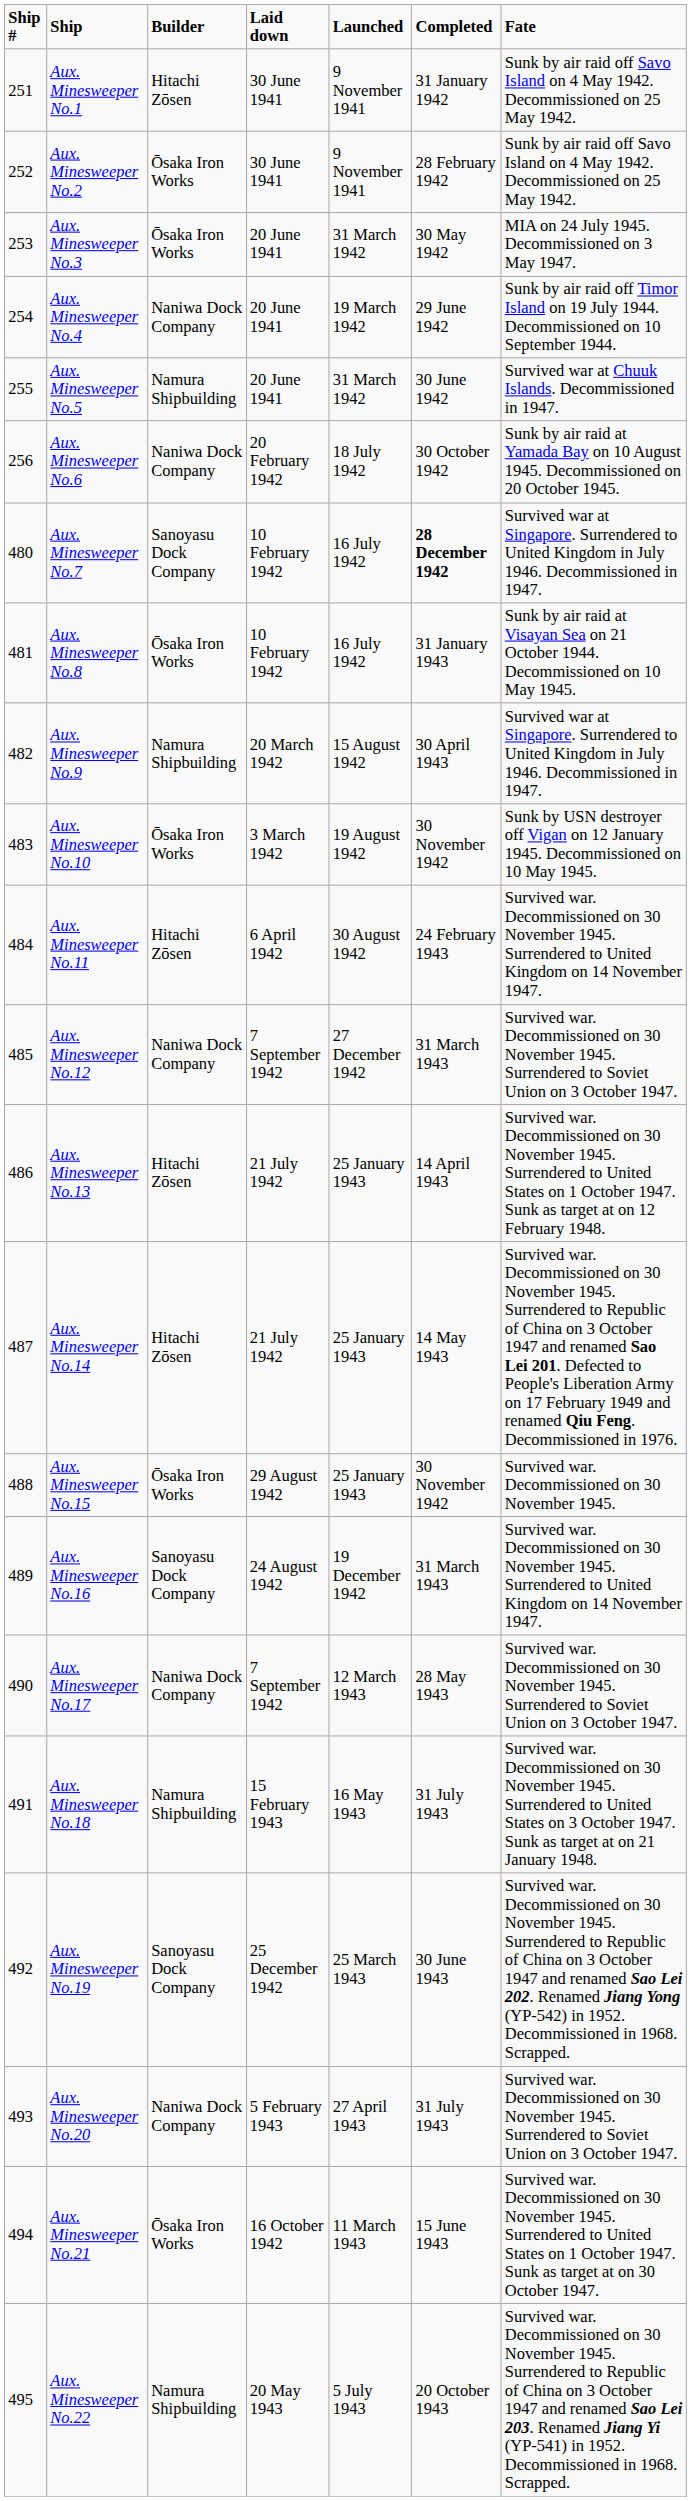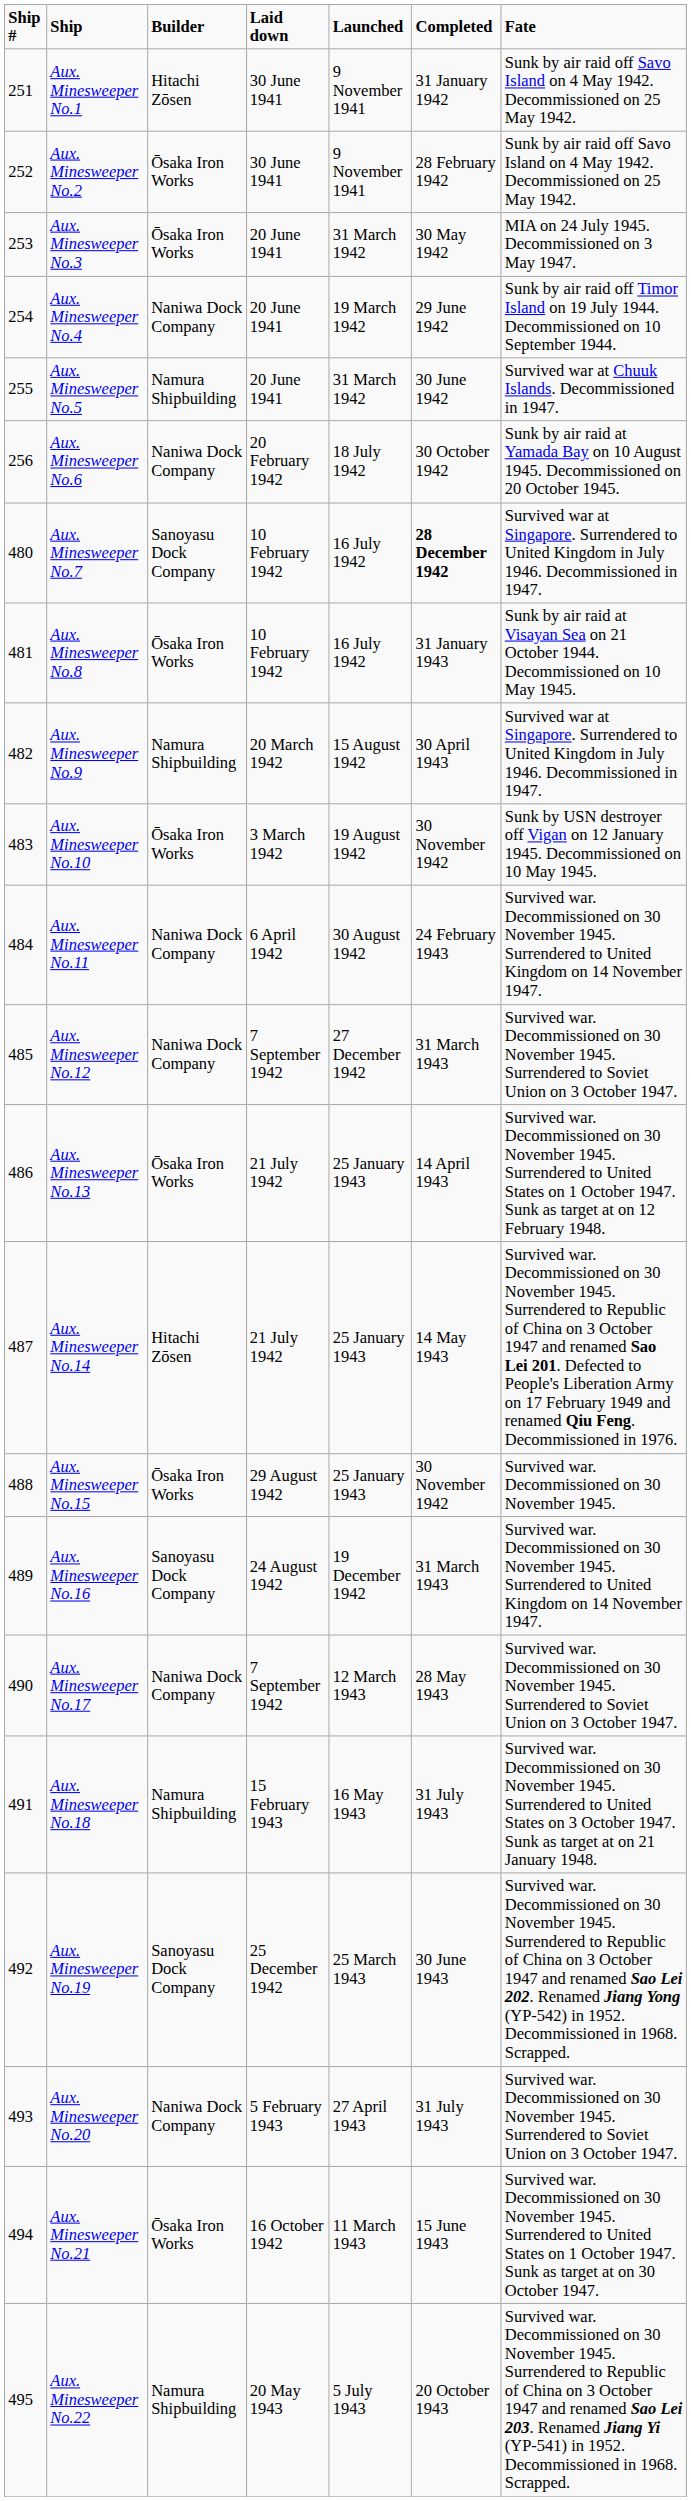(175, 944) Hitachi Zōsen -> (197, 944) Naniwa Dock Company
(175, 1173) Hitachi Zōsen -> (188, 1173) Ōsaka Iron Works
